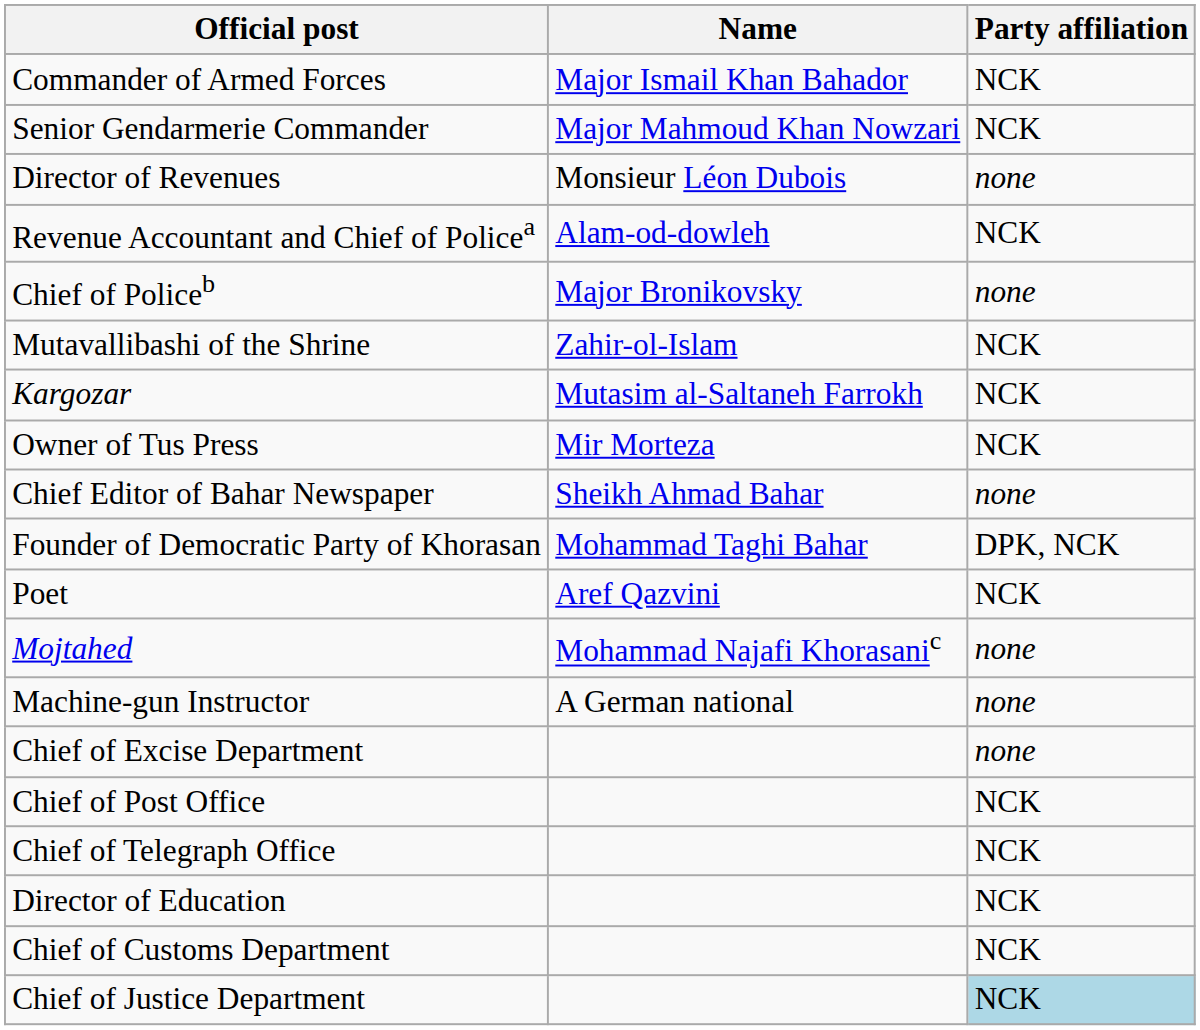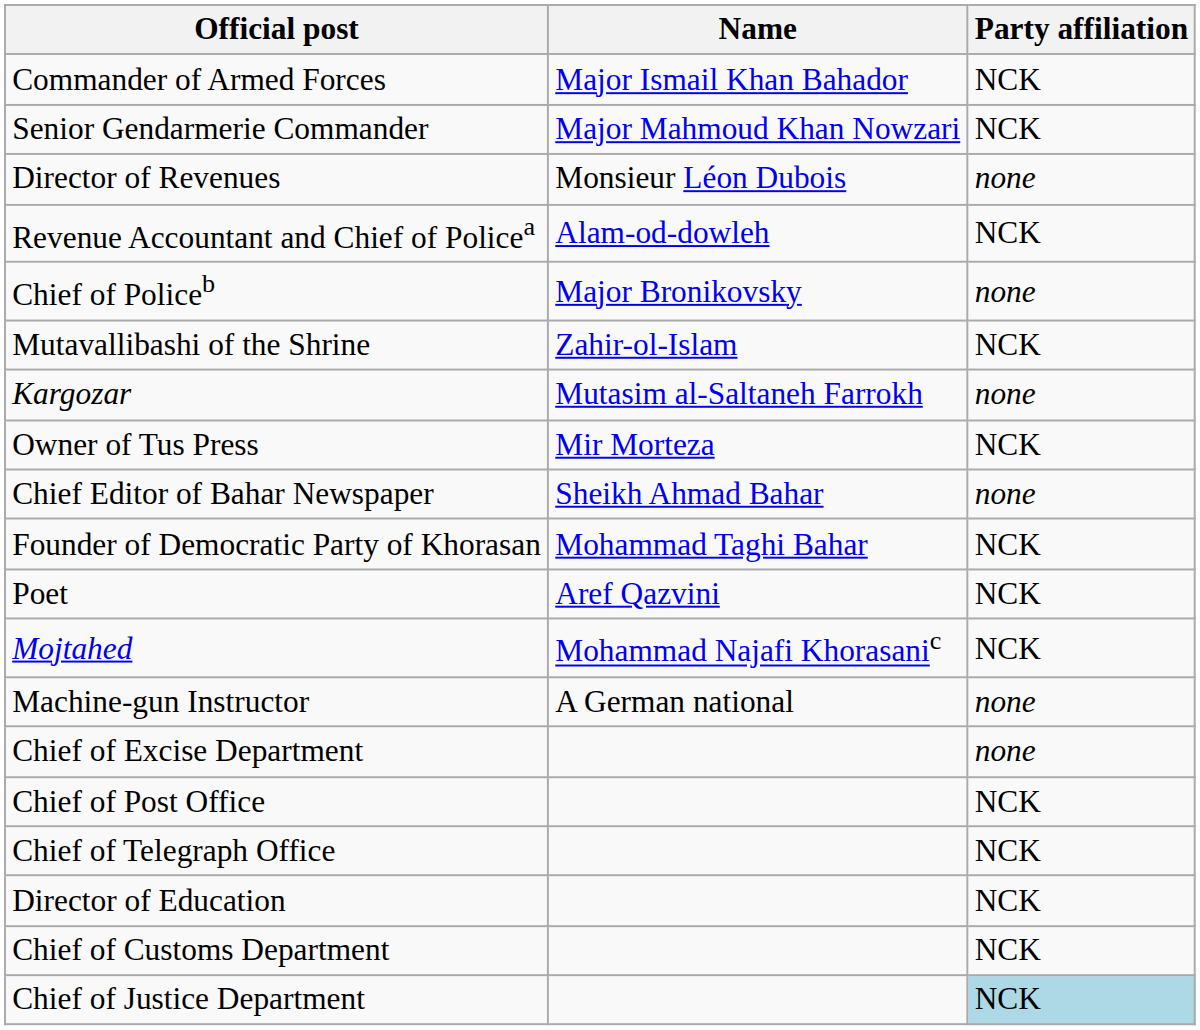(1008, 394) NCK -> (1005, 394) none
(1047, 543) DPK, NCK -> (1008, 543) NCK
(1005, 647) none -> (1008, 647) NCK
